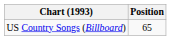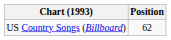(147, 27) 65 -> (147, 27) 62
